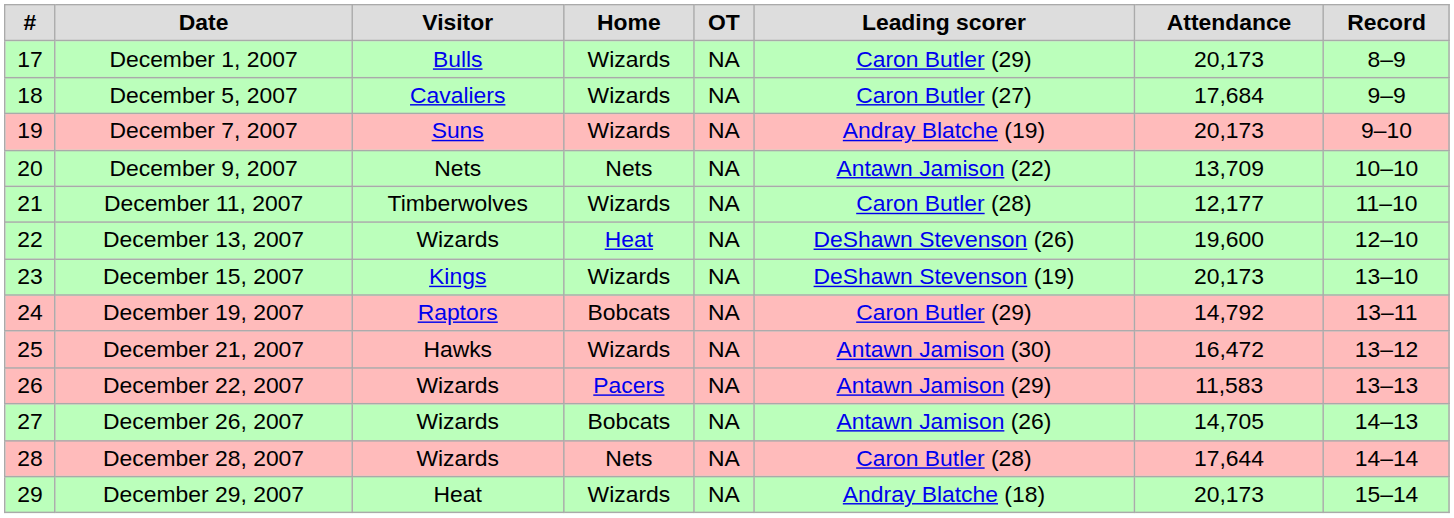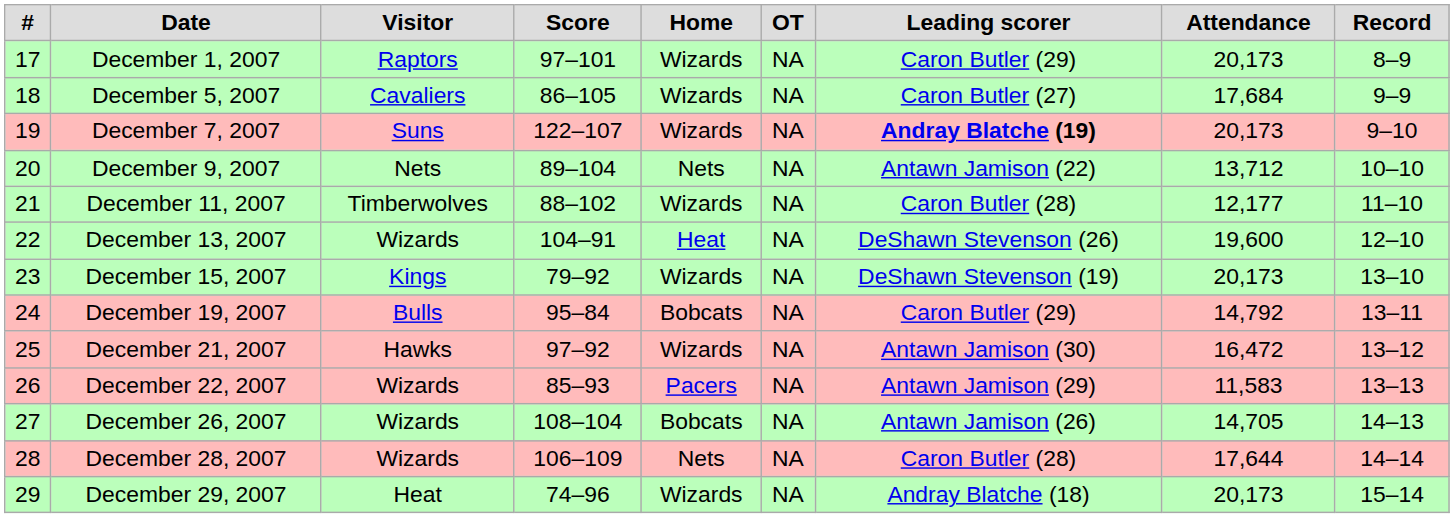+ column: (578, 22)
(458, 58) Bulls -> (418, 58) Raptors
(944, 131) normal -> (988, 131) bold
(1229, 167) 13,709 -> (1248, 167) 13,712
(458, 312) Raptors -> (418, 312) Bulls
